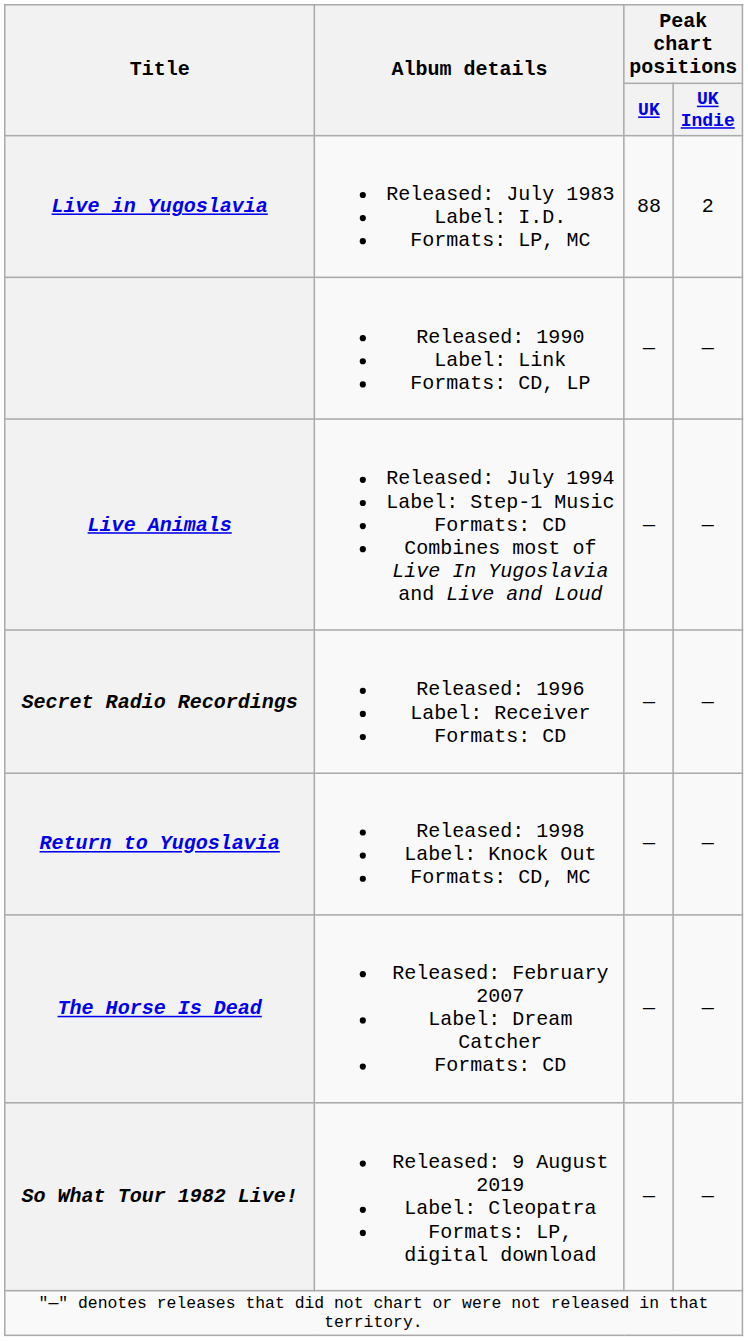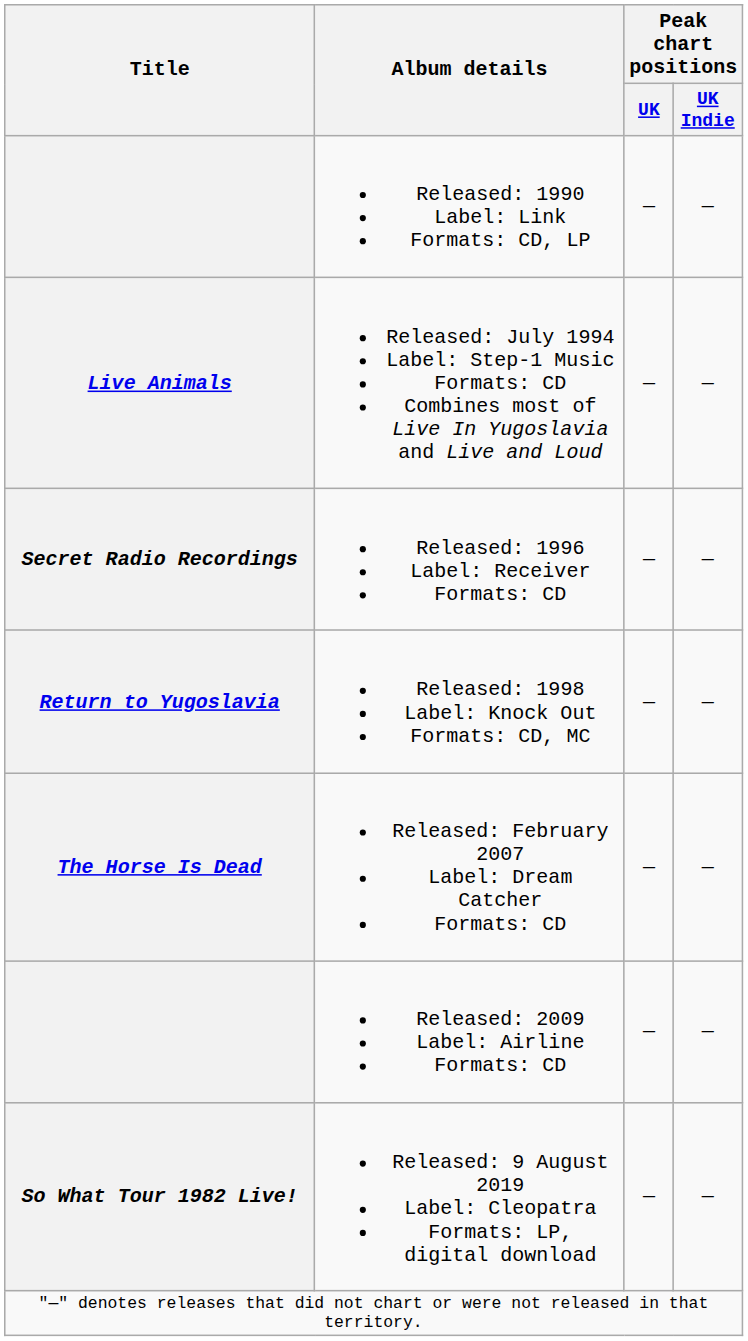- row: (470, 218)
+ row: (470, 1043)
